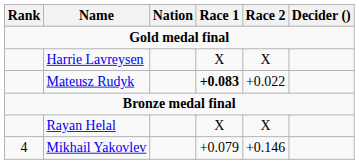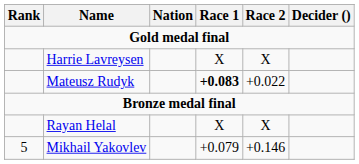(24, 147) 4 -> (24, 147) 5
